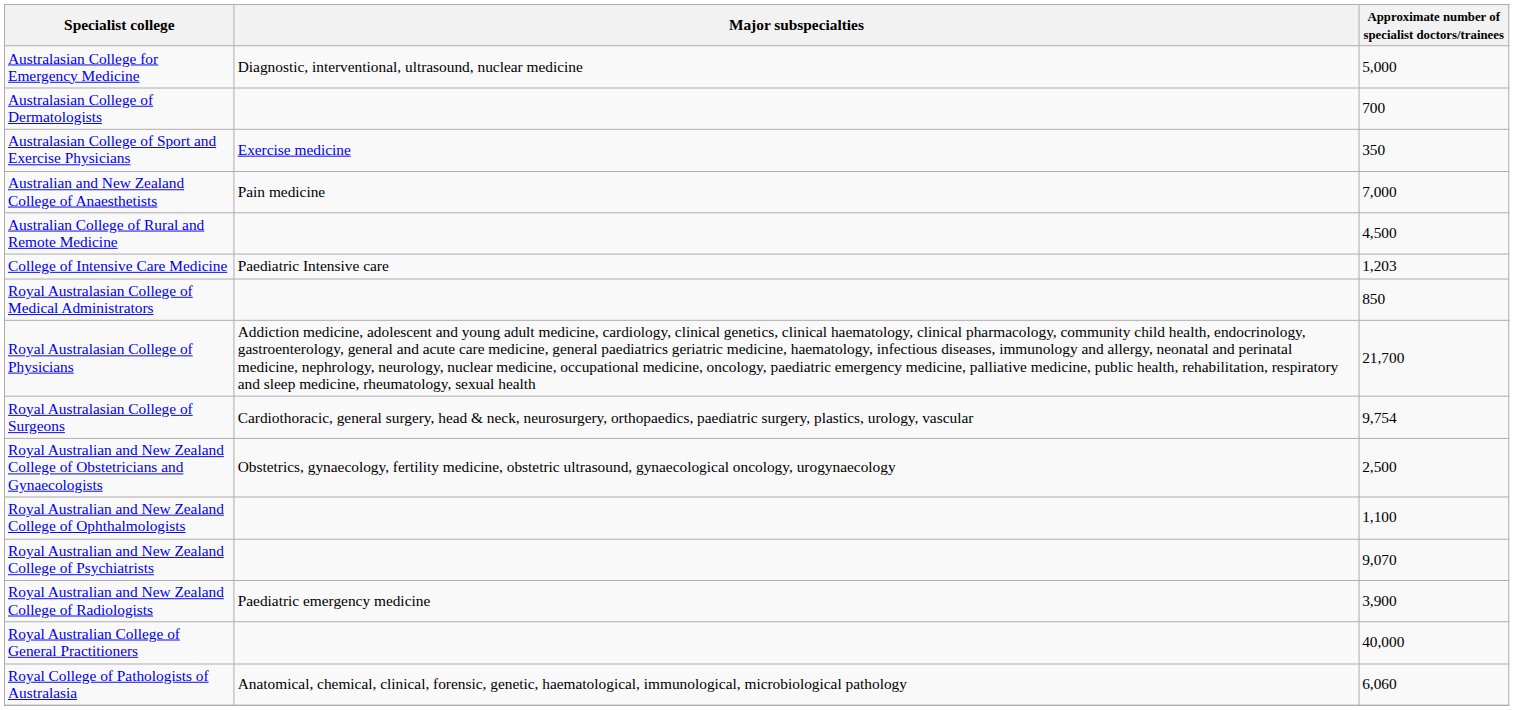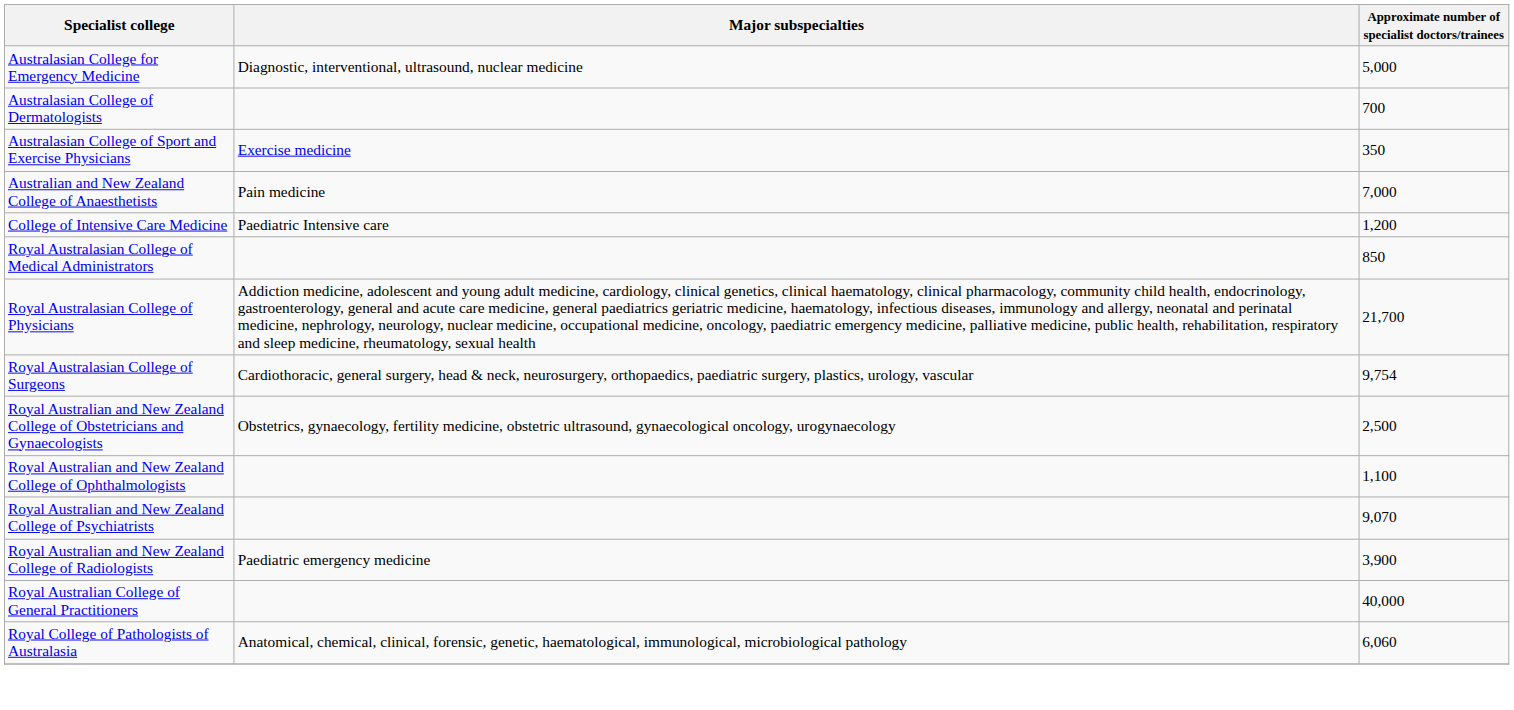- row: (106, 233)
(1379, 266) 1,203 -> (1379, 224) 1,200
